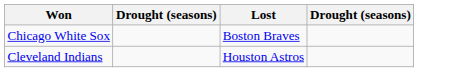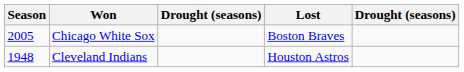+ column: (27, 14)
